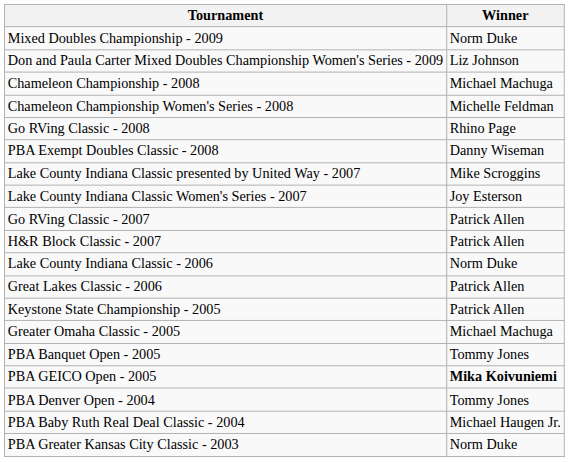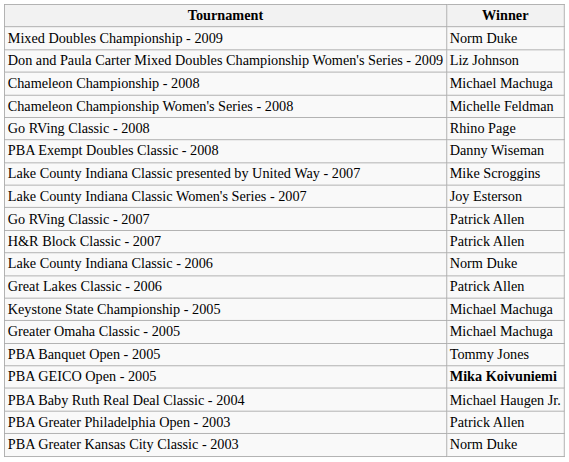(487, 309) Patrick Allen -> (501, 309) Michael Machuga
- row: (81, 399)
+ row: (119, 422)
